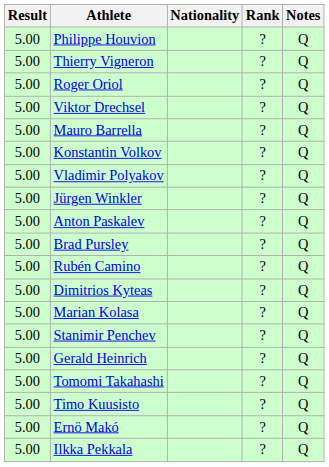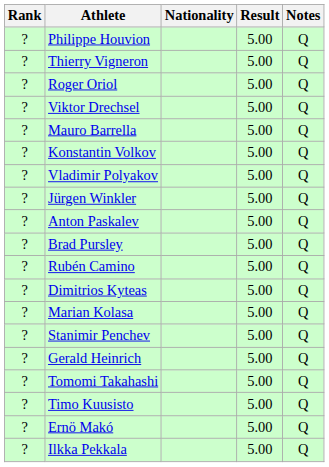columns swapped: (263, 15) <-> (27, 15)
